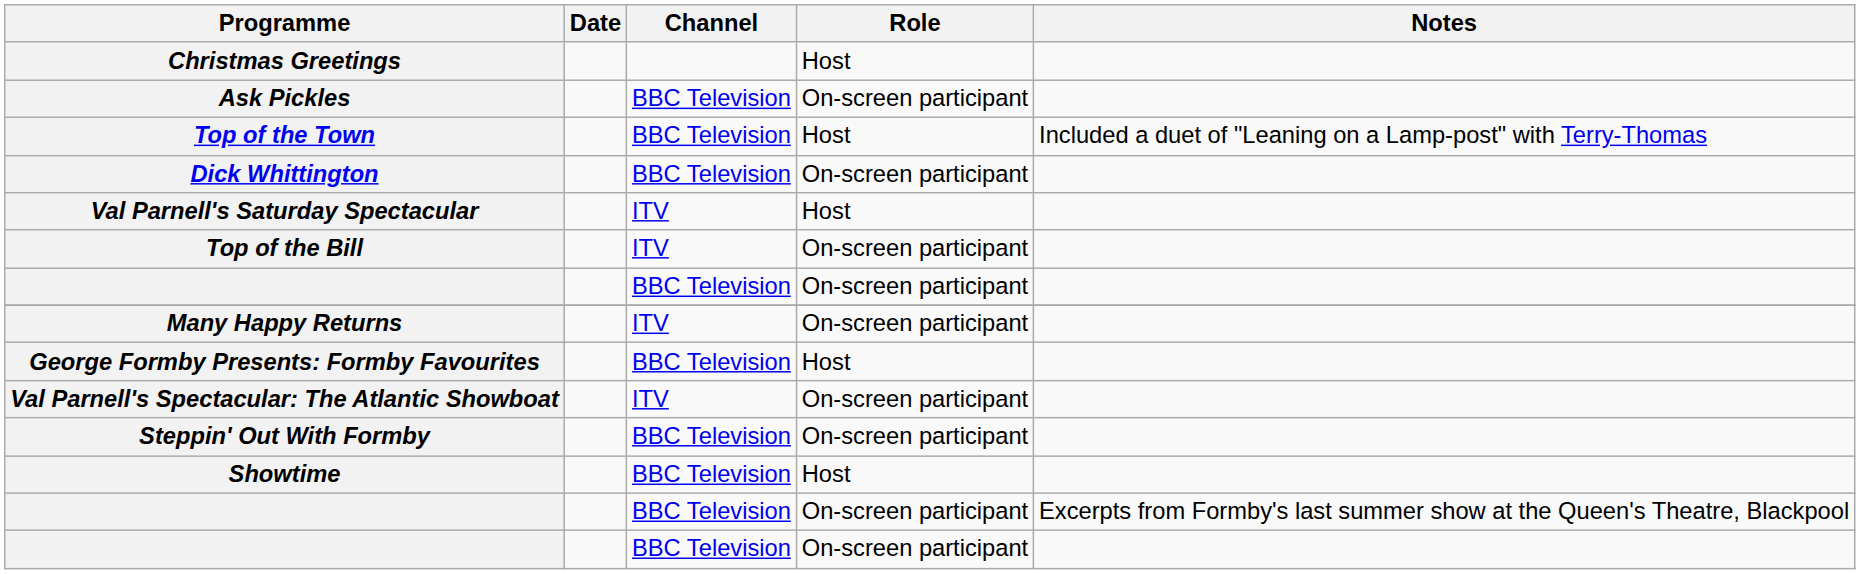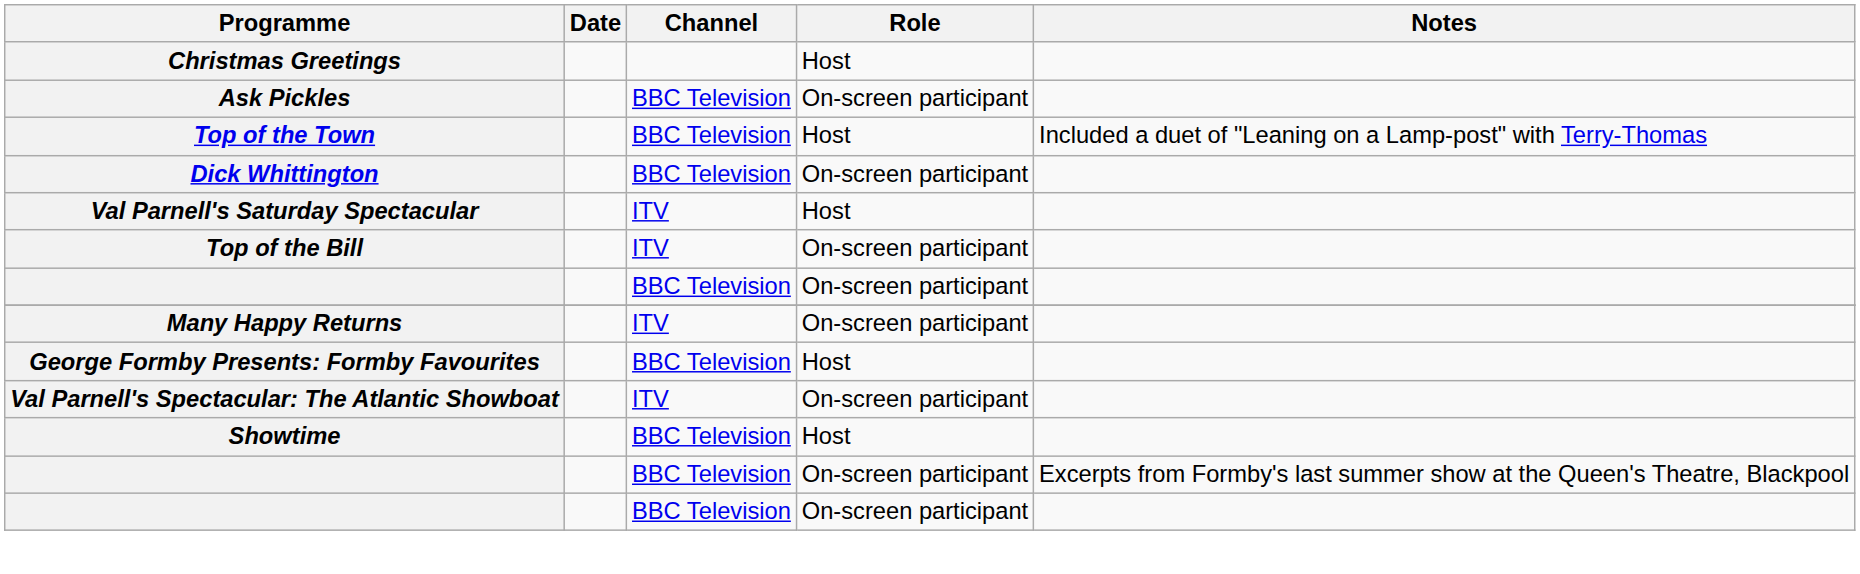- row: (285, 436)
